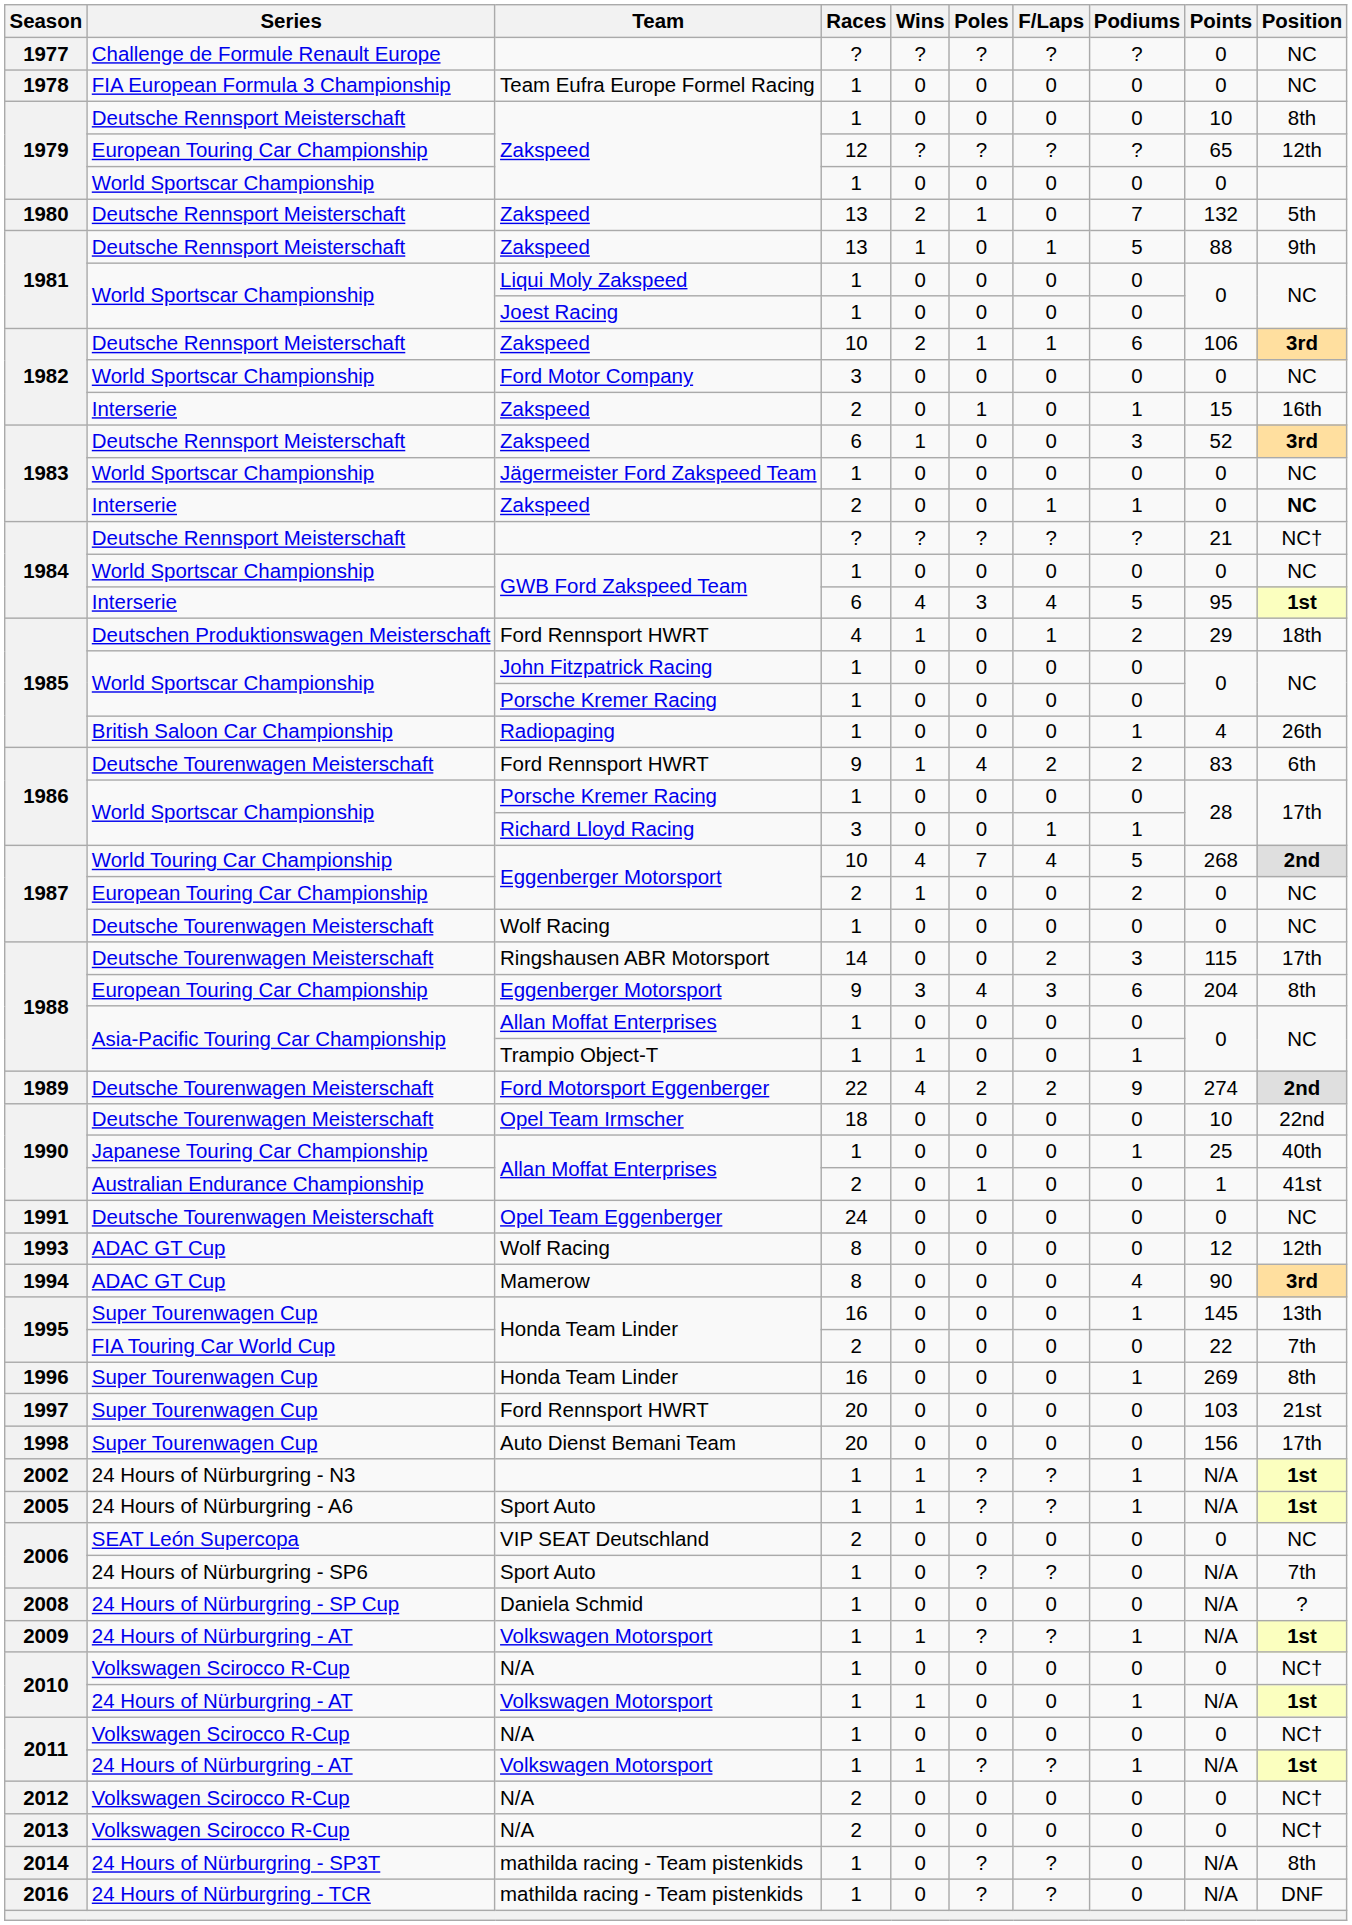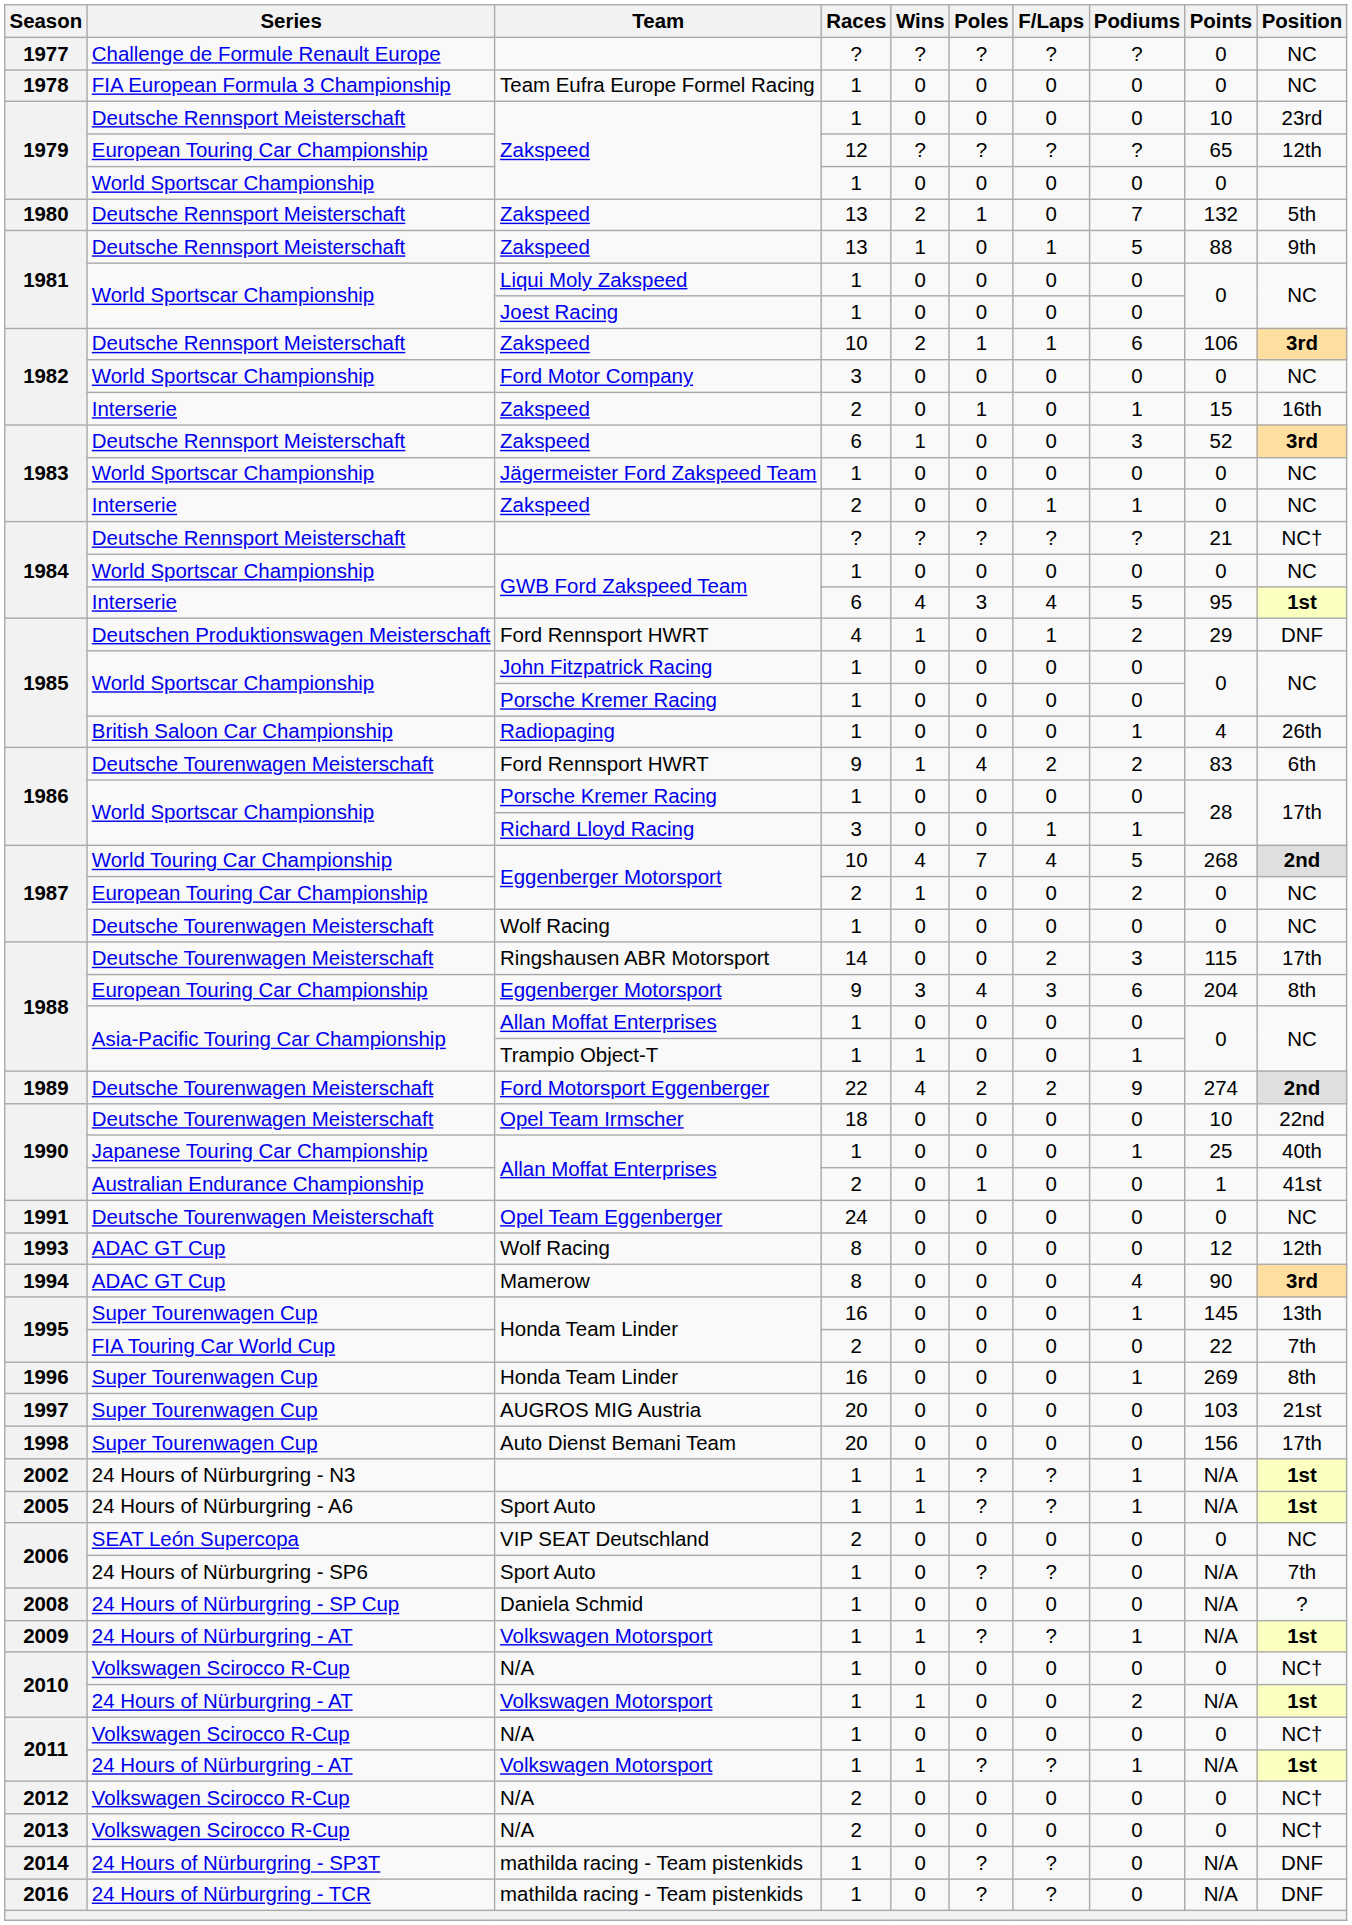(1302, 118) 8th -> (1302, 118) 23rd
(1302, 506) bold -> (1302, 506) normal
(1302, 635) 18th -> (1302, 635) DNF
(604, 1410) Ford Rennsport HWRT -> (601, 1410) AUGROS MIG Austria
(1137, 1701) 1 -> (1137, 1701) 2
(1302, 1863) 8th -> (1302, 1863) DNF
